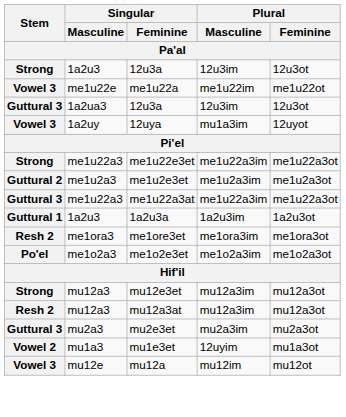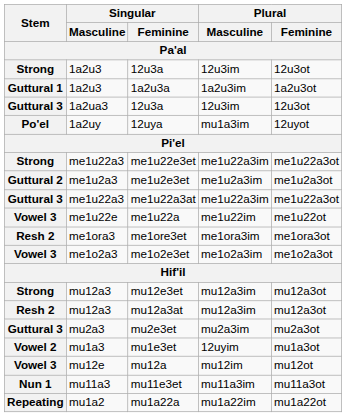rows swapped: (84, 217) <-> (92, 87)
(35, 124) Vowel 3 -> (35, 124) Po'el
(35, 254) Po'el -> (35, 254) Vowel 3
+ row: (90, 384)
+ row: (87, 402)
